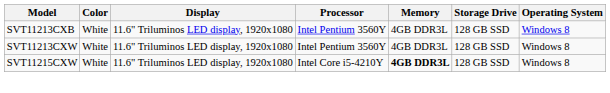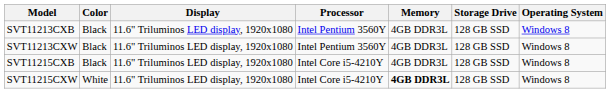(95, 29) White -> (95, 29) Black
(95, 46) White -> (95, 46) Black
+ row: (41, 63)
